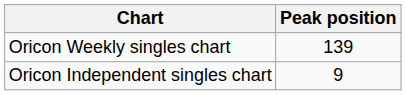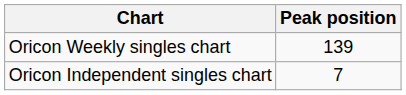(338, 75) 9 -> (338, 75) 7
